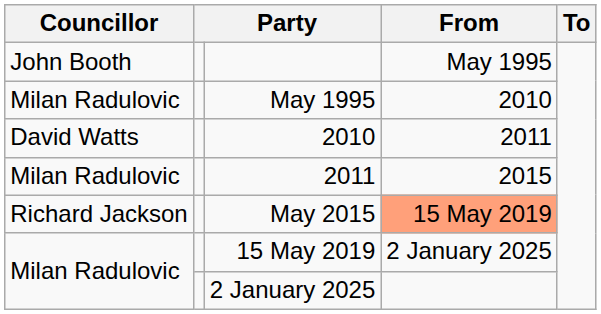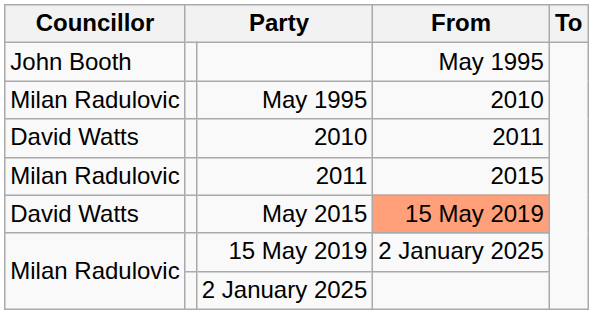(99, 213) Richard Jackson -> (75, 213) David Watts
